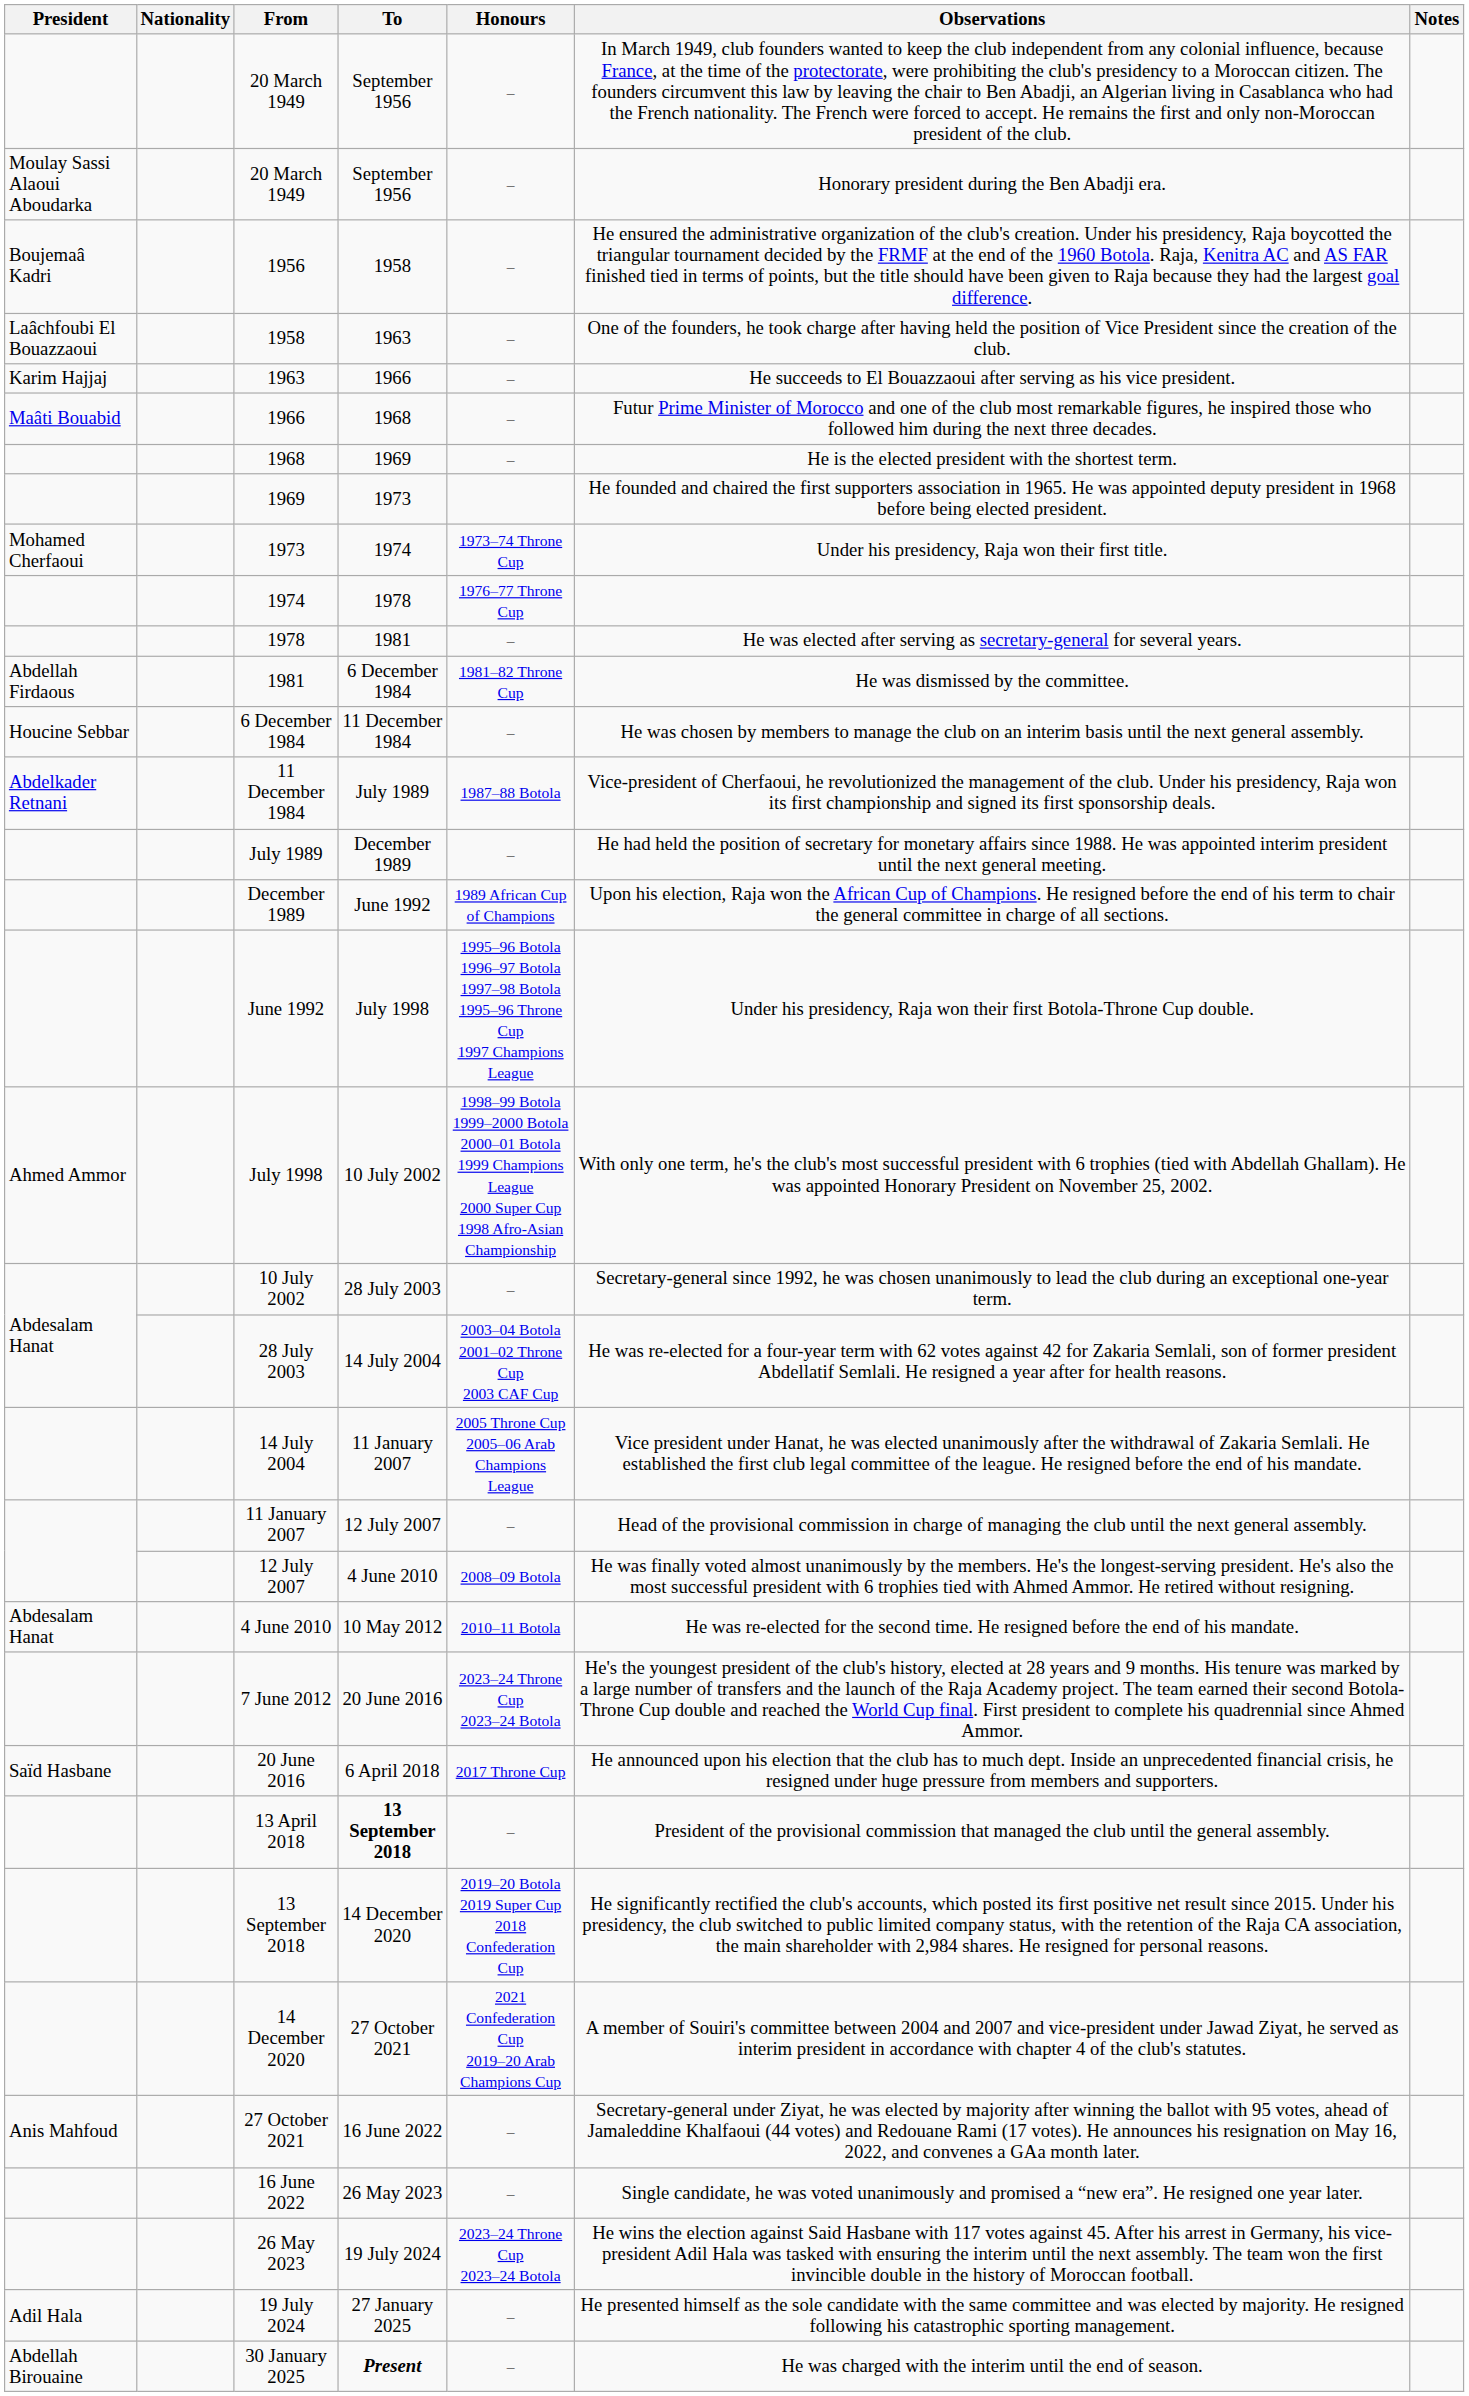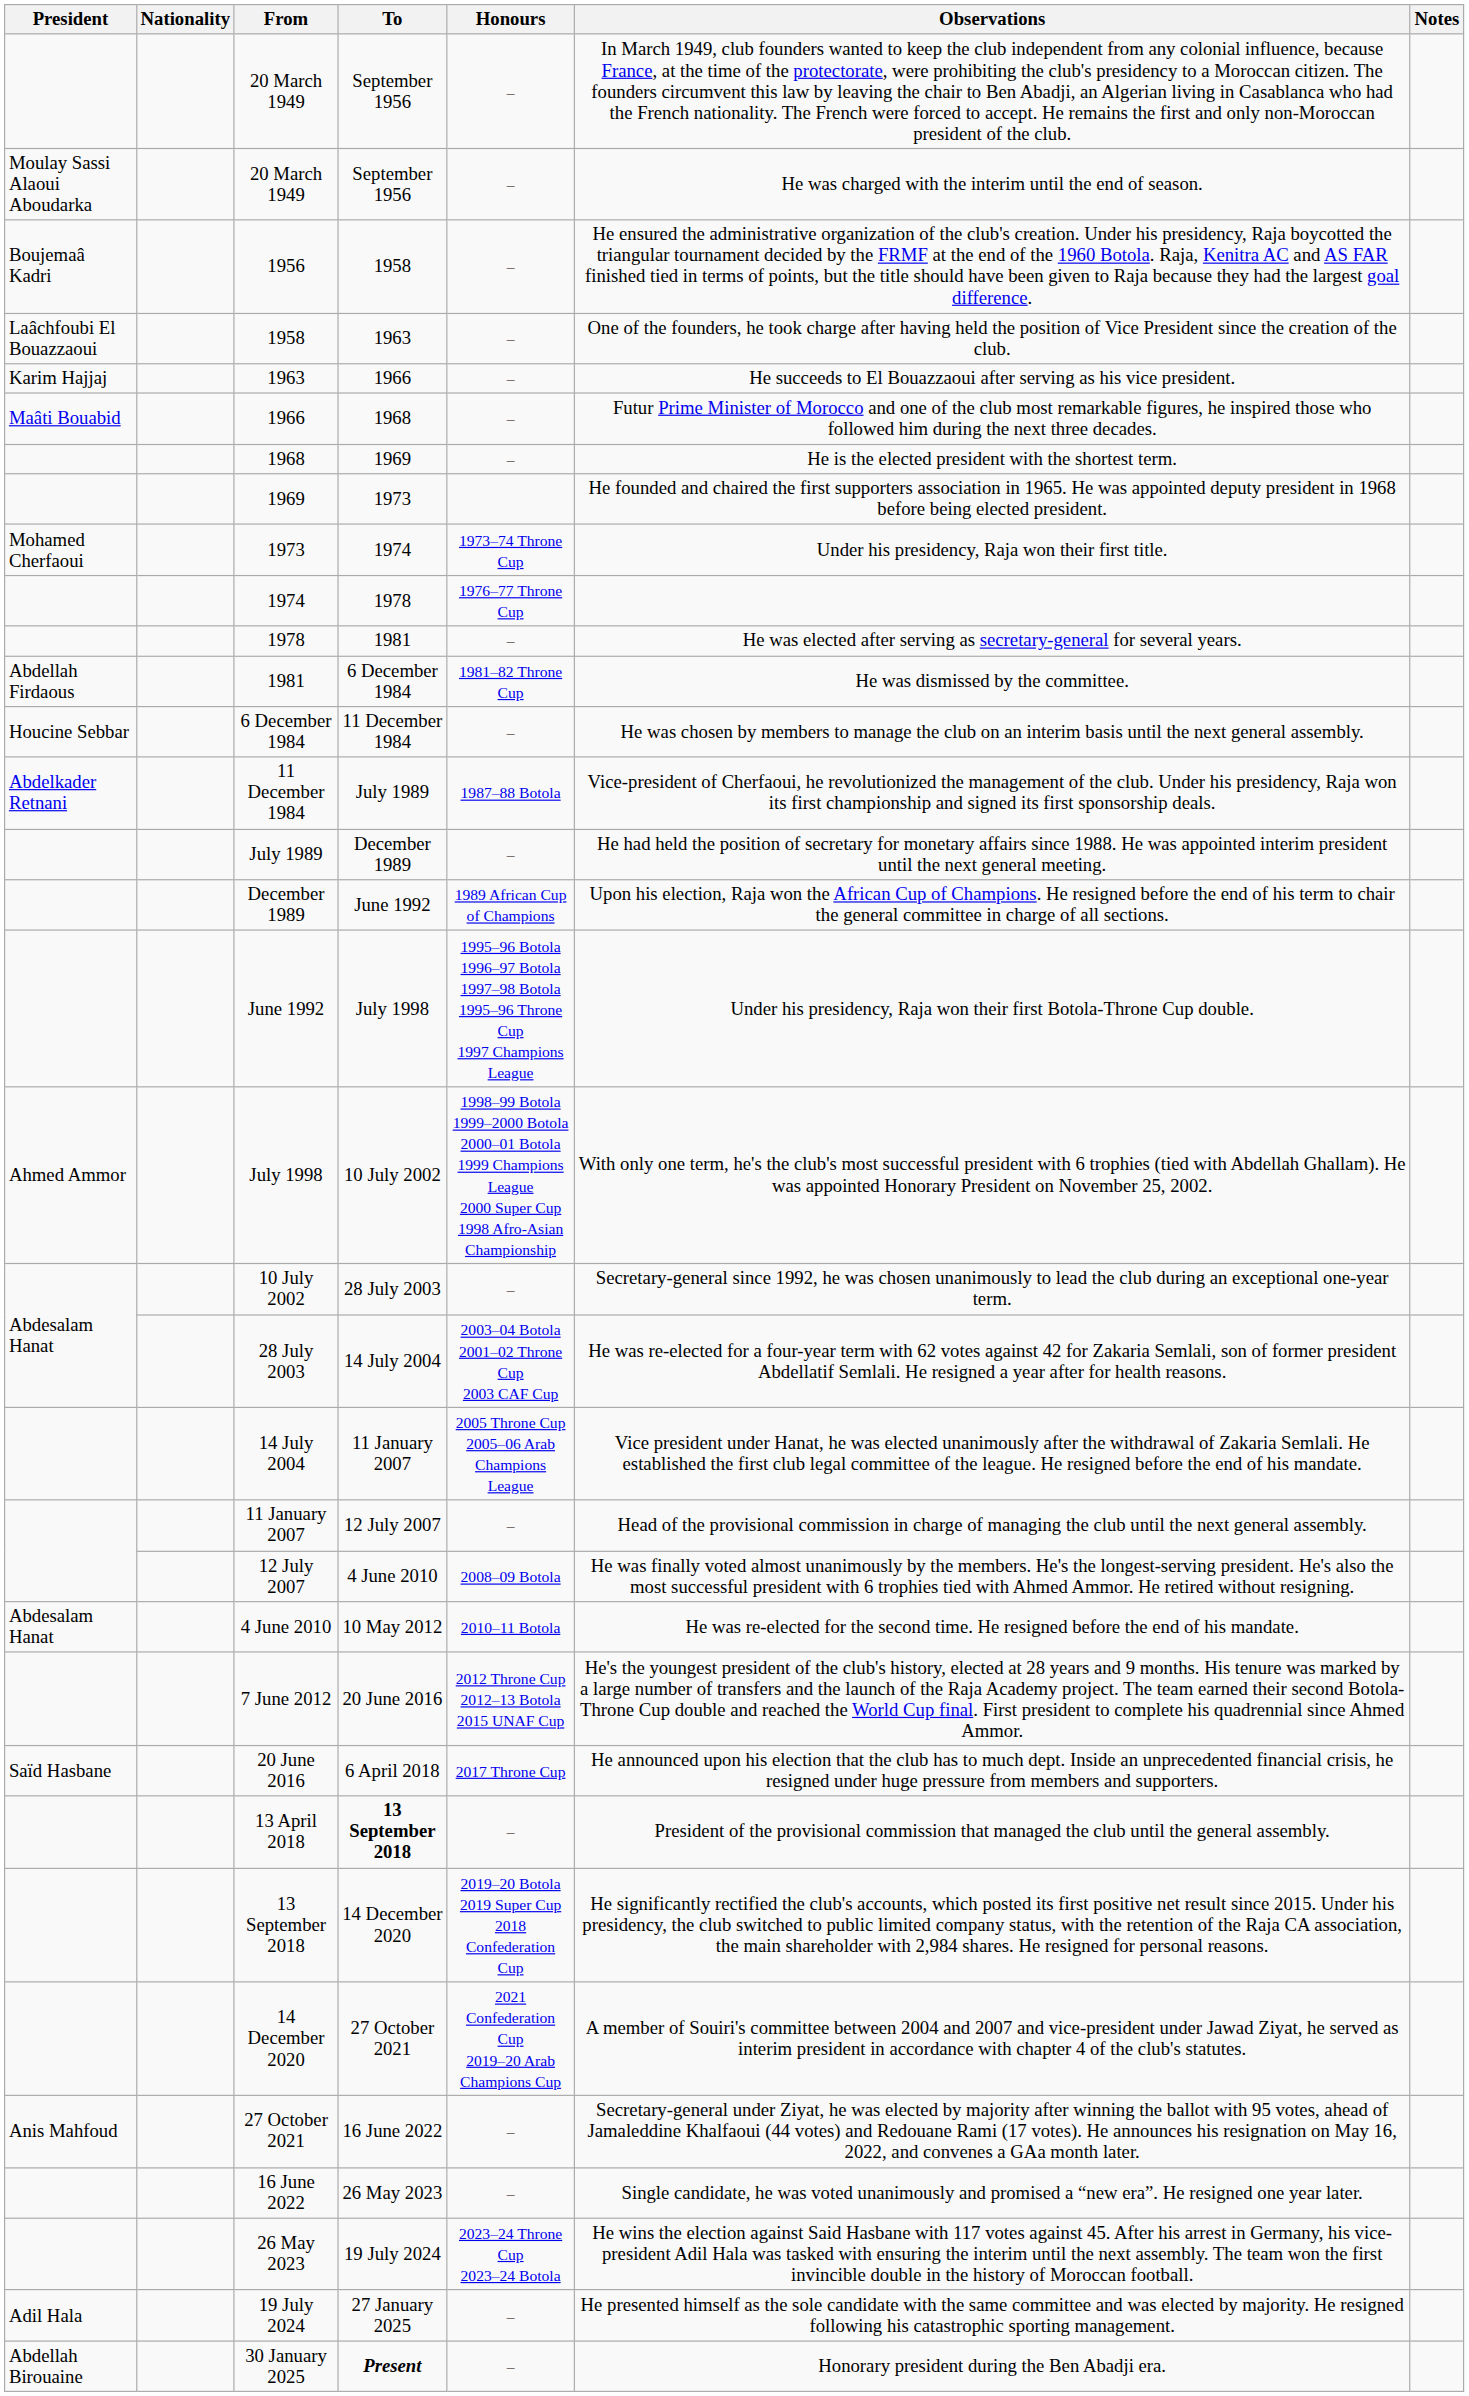(992, 184) Honorary president during the Ben Abadji era. -> (992, 184) He was charged with the interim until the end of season.
(511, 1699) 2023–24 Throne Cup 2023–24 Botola -> (511, 1699) 2012 Throne Cup 2012–13 Botola 2015 UNAF Cup
(992, 2366) He was charged with the interim until the end of season. -> (992, 2366) Honorary president during the Ben Abadji era.
